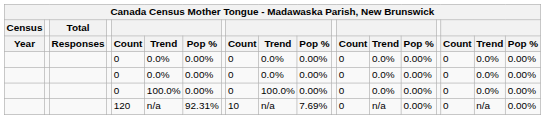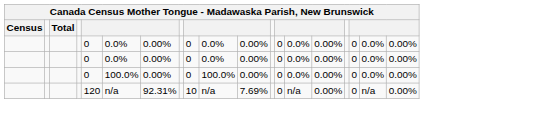- row: (25, 43)
